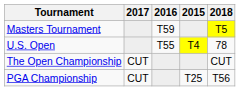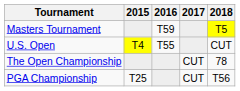columns swapped: (193, 13) <-> (138, 13)
(221, 45) 78 -> (221, 45) CUT
(221, 62) CUT -> (221, 62) 78
